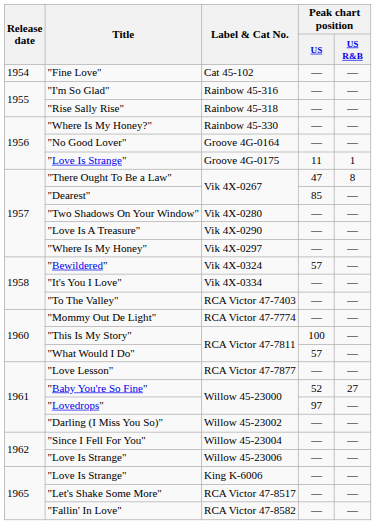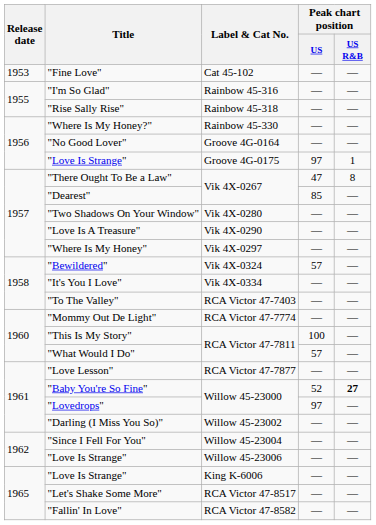(18, 73) 1954 -> (18, 73) 1953
(316, 160) 11 -> (316, 160) 97
(353, 388) normal -> (353, 388) bold
